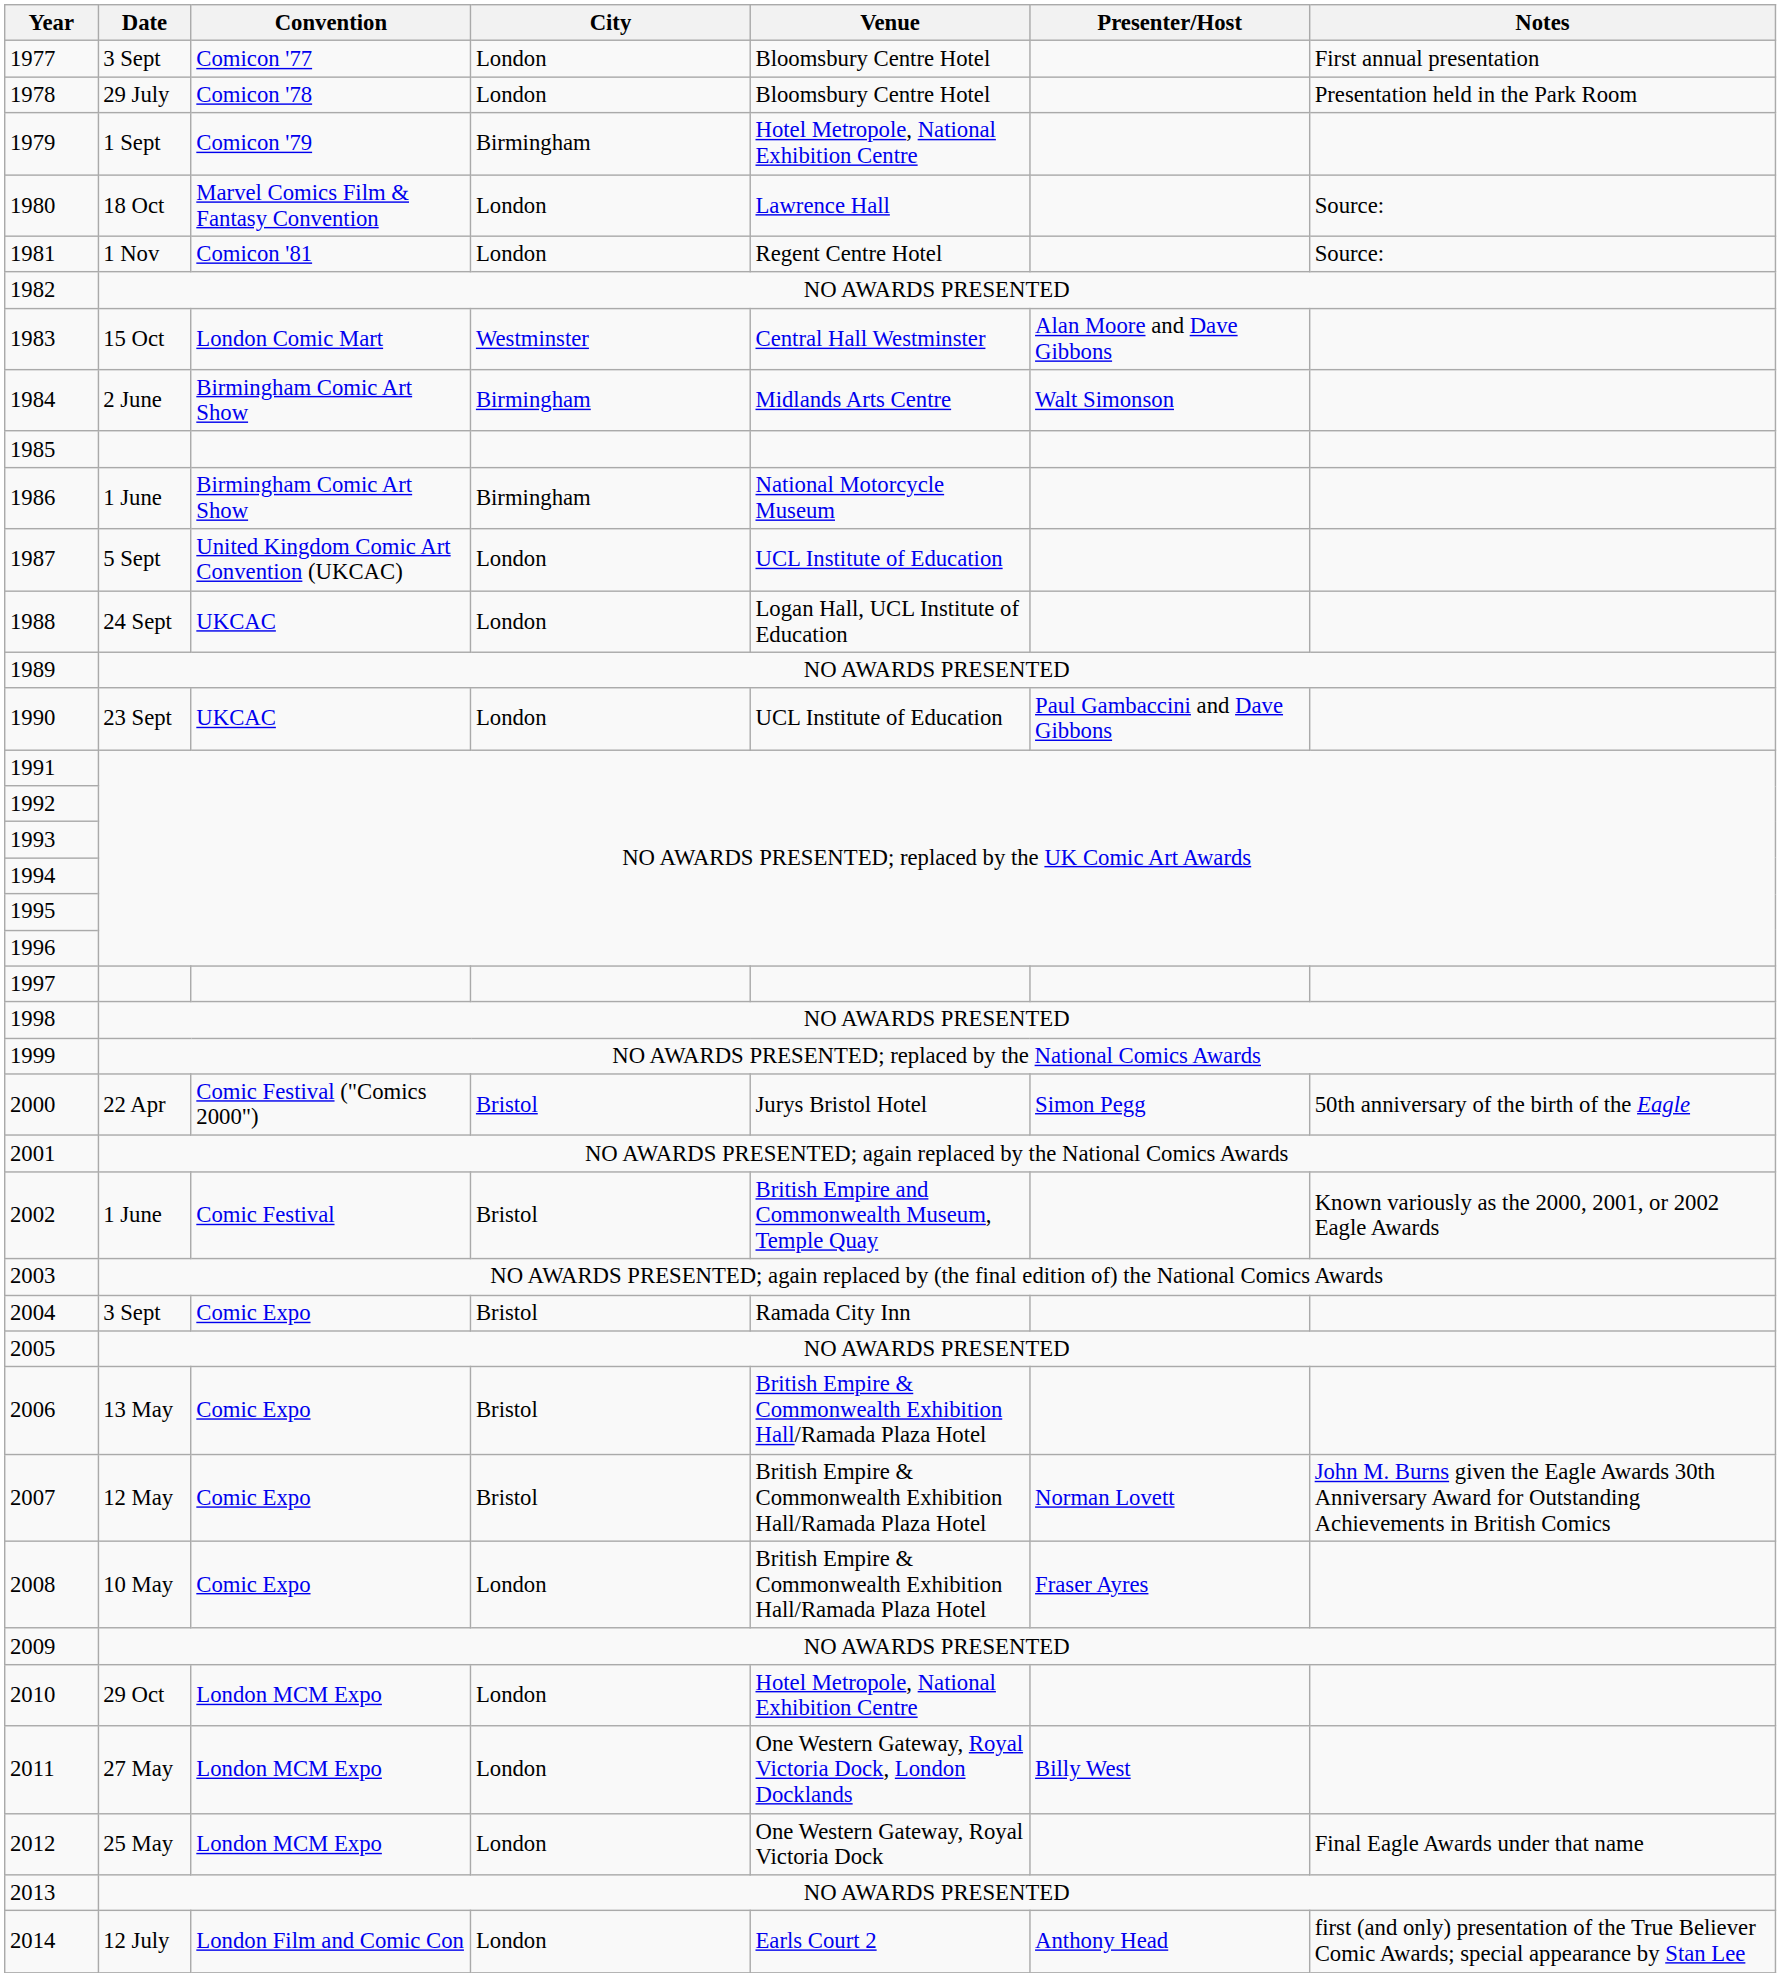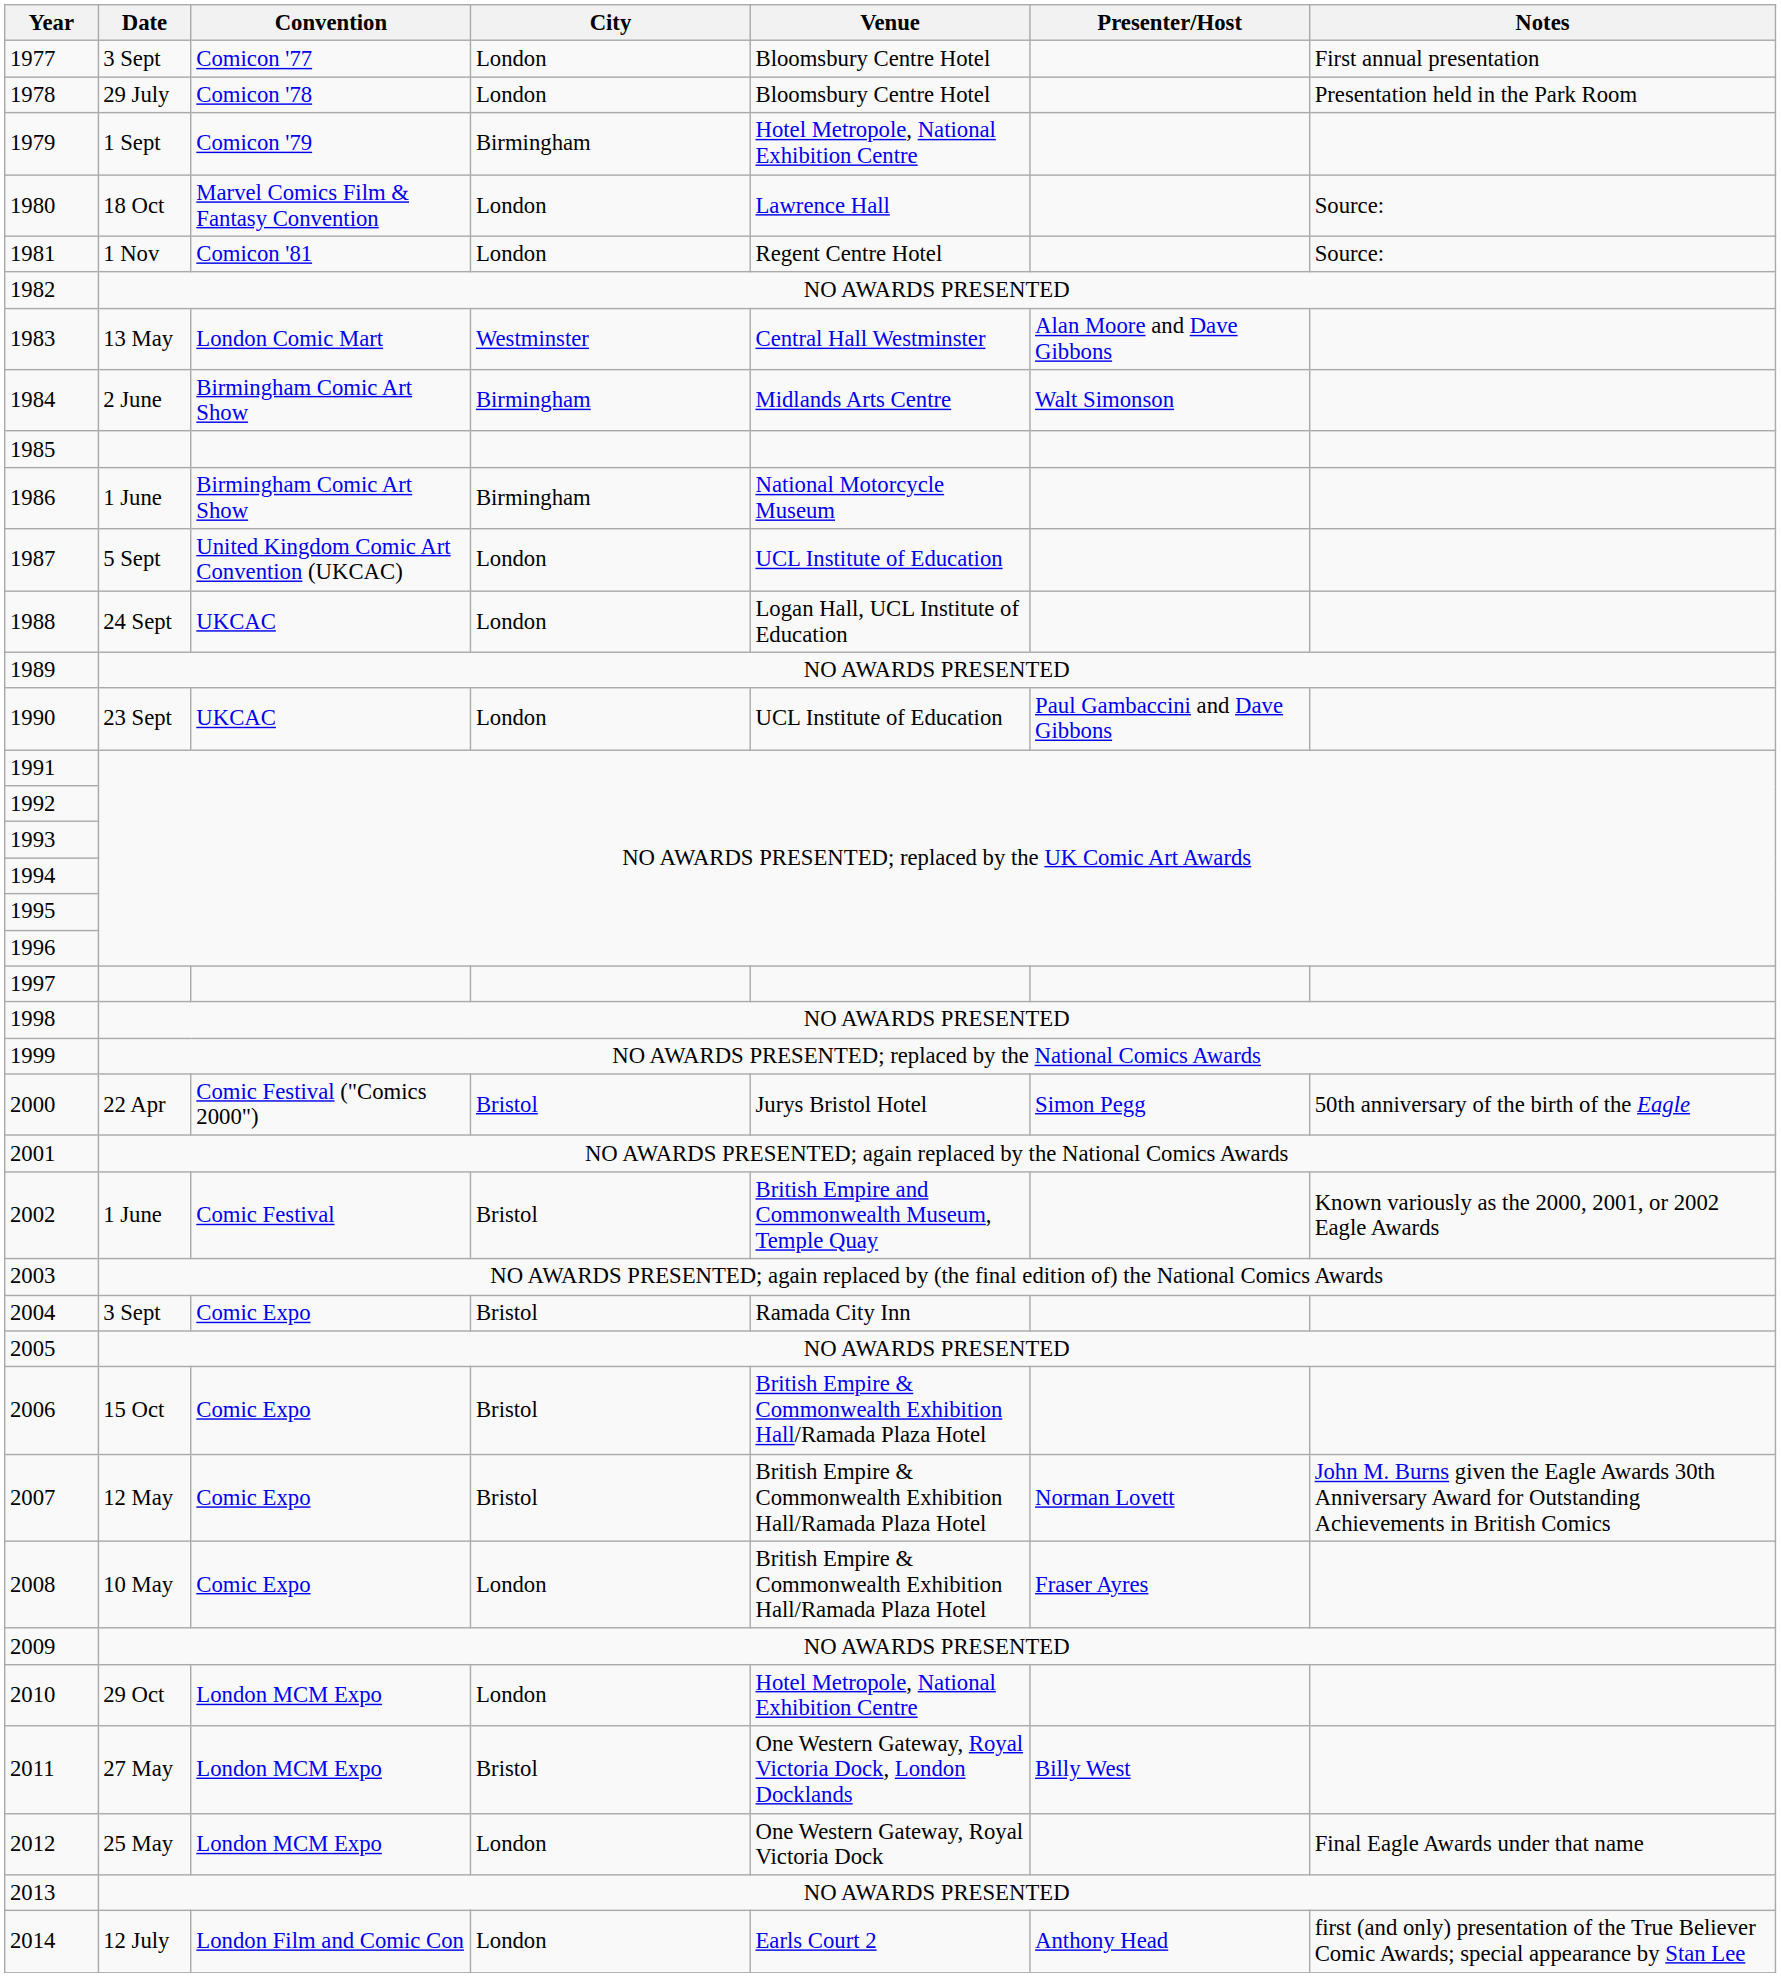(134, 338) 15 Oct -> (138, 338) 13 May
(138, 1410) 13 May -> (134, 1410) 15 Oct
(511, 1769) London -> (507, 1769) Bristol
